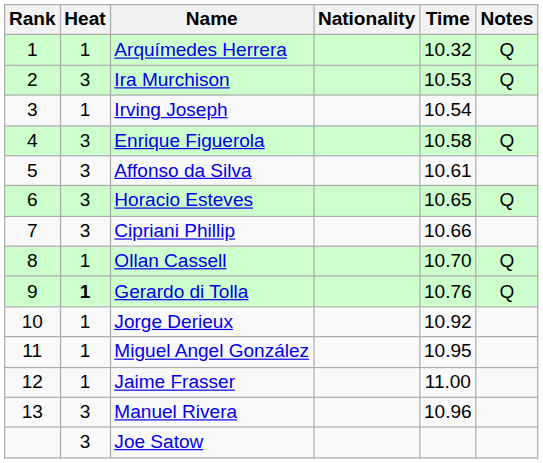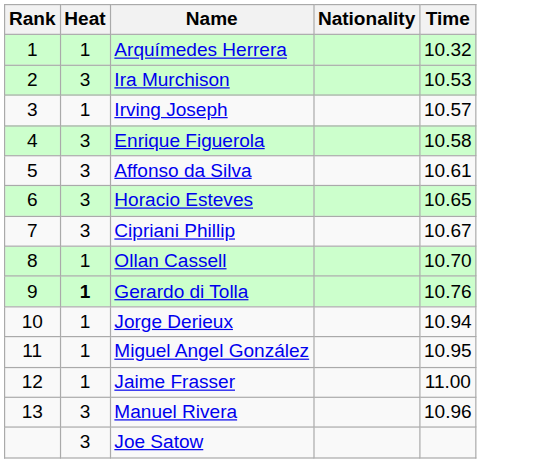- column: (507, 19)
(448, 110) 10.54 -> (448, 110) 10.57
(448, 230) 10.66 -> (448, 230) 10.67
(448, 321) 10.92 -> (448, 321) 10.94
